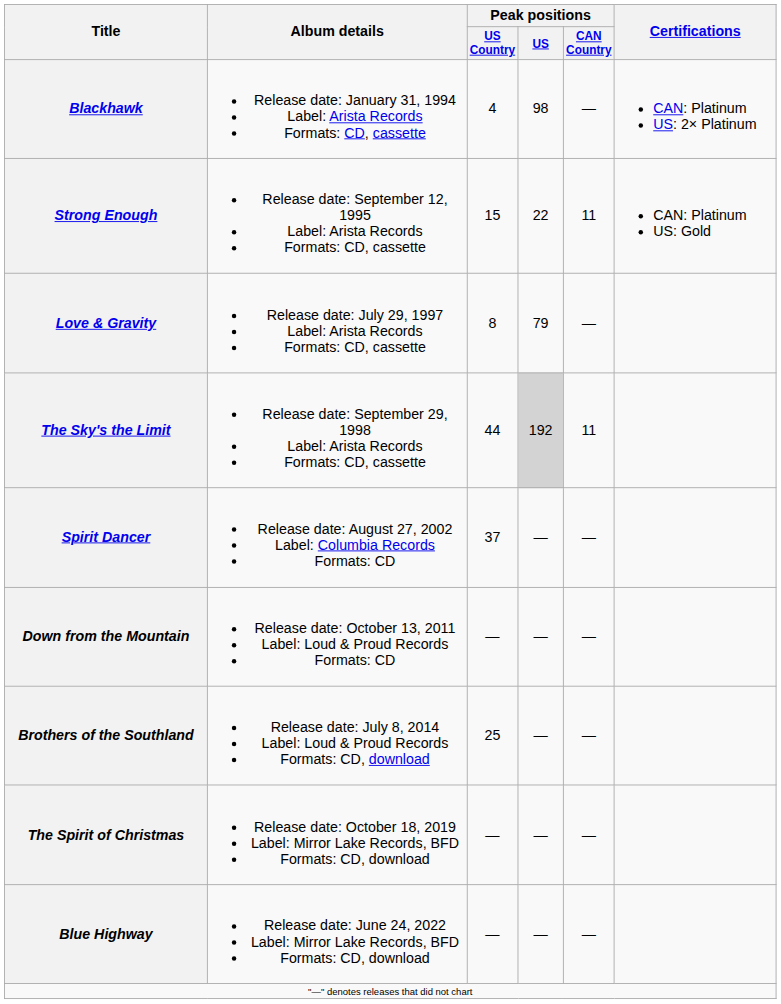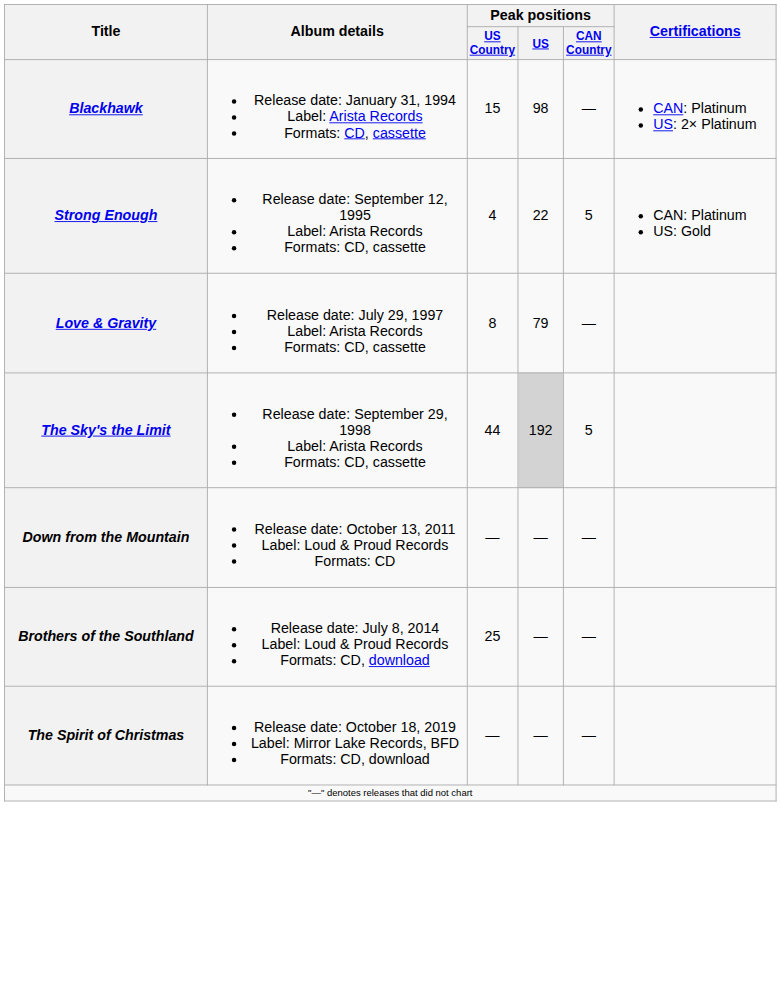(492, 108) 4 -> (492, 108) 15
(492, 216) 15 -> (492, 216) 4
(589, 216) 11 -> (589, 216) 5
(589, 430) 11 -> (589, 430) 5
- row: (106, 537)
- row: (106, 933)
